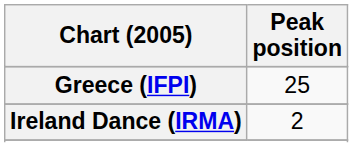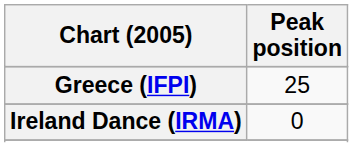(297, 121) 2 -> (297, 121) 0
